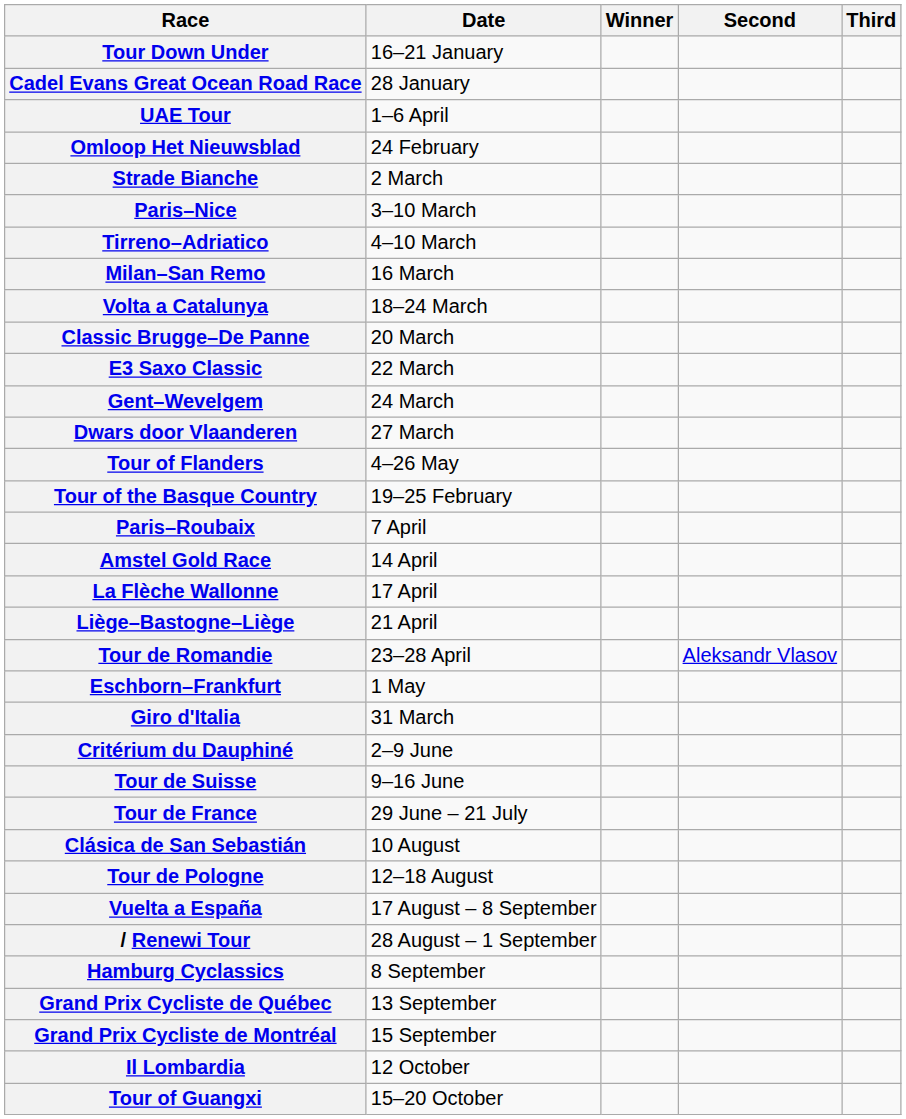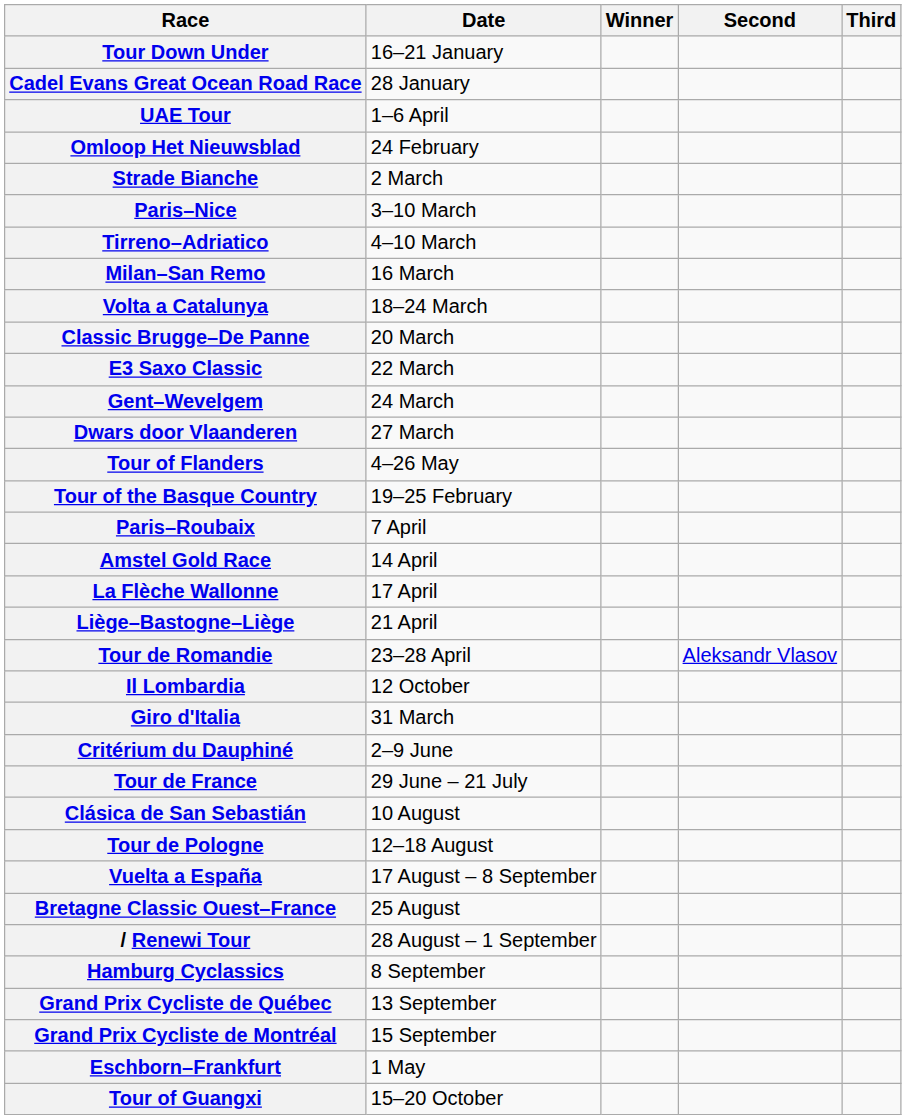rows swapped: (185, 686) <-> (185, 1067)
- row: (185, 781)
+ row: (185, 908)
